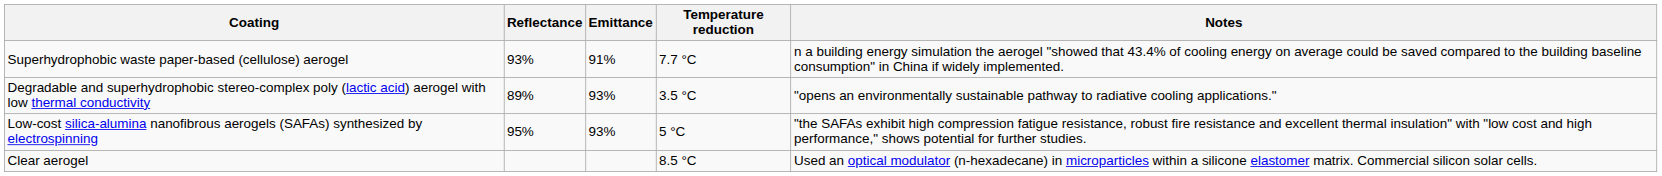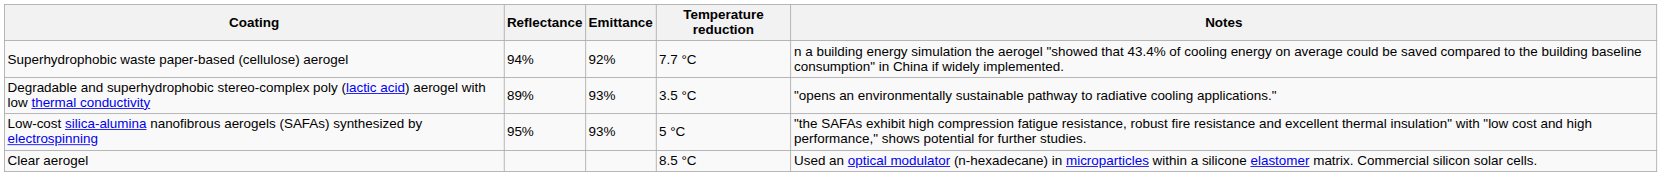(520, 59) 93% -> (520, 59) 94%
(602, 59) 91% -> (602, 59) 92%
